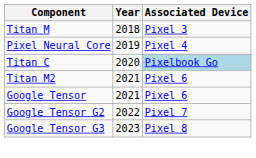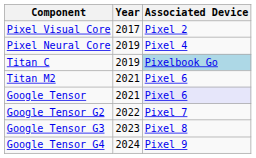+ row: (59, 29)
- row: (28, 29)
(128, 62) 2020 -> (128, 62) 2019
(166, 95) no background -> (166, 95) lavender background
+ row: (56, 145)
